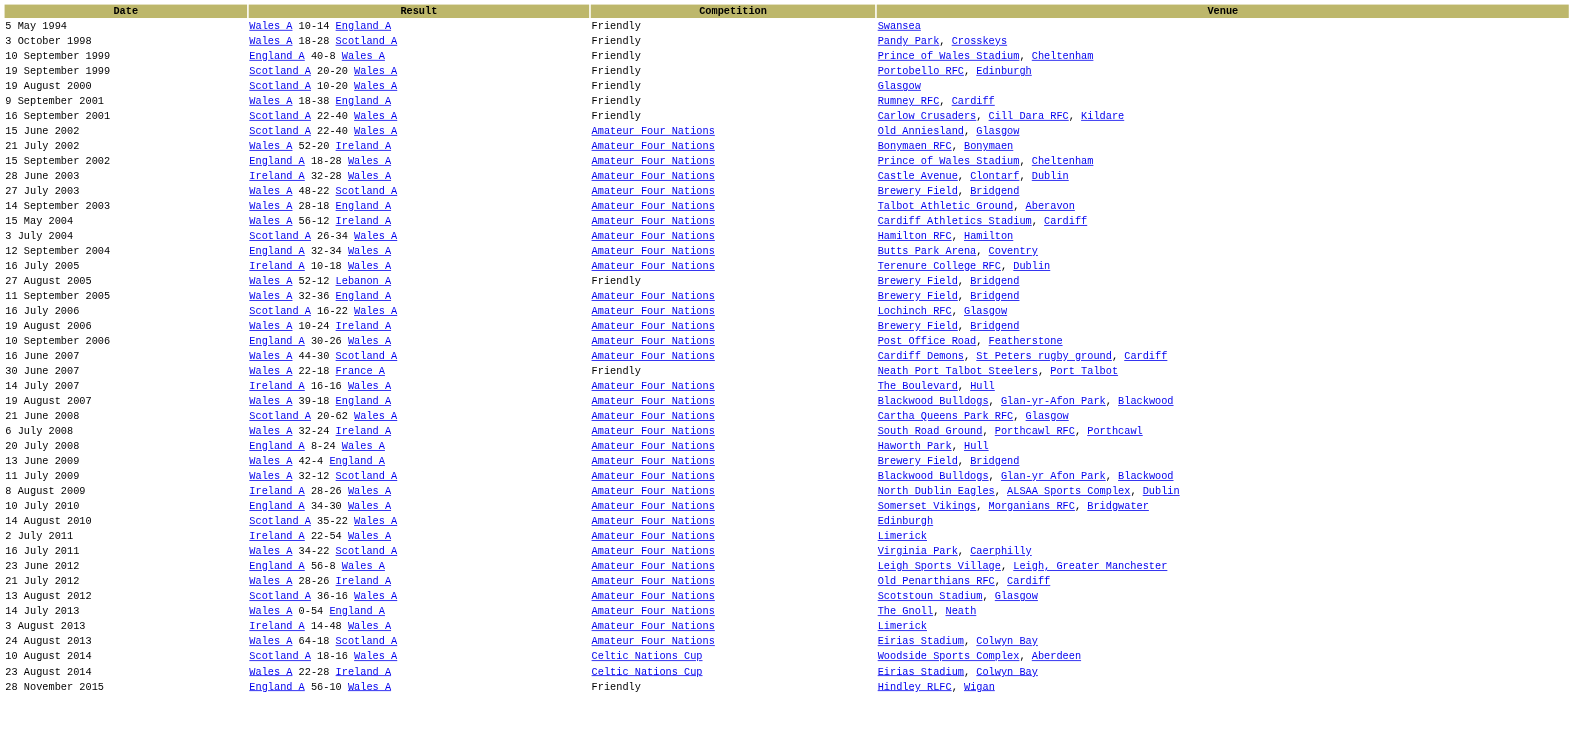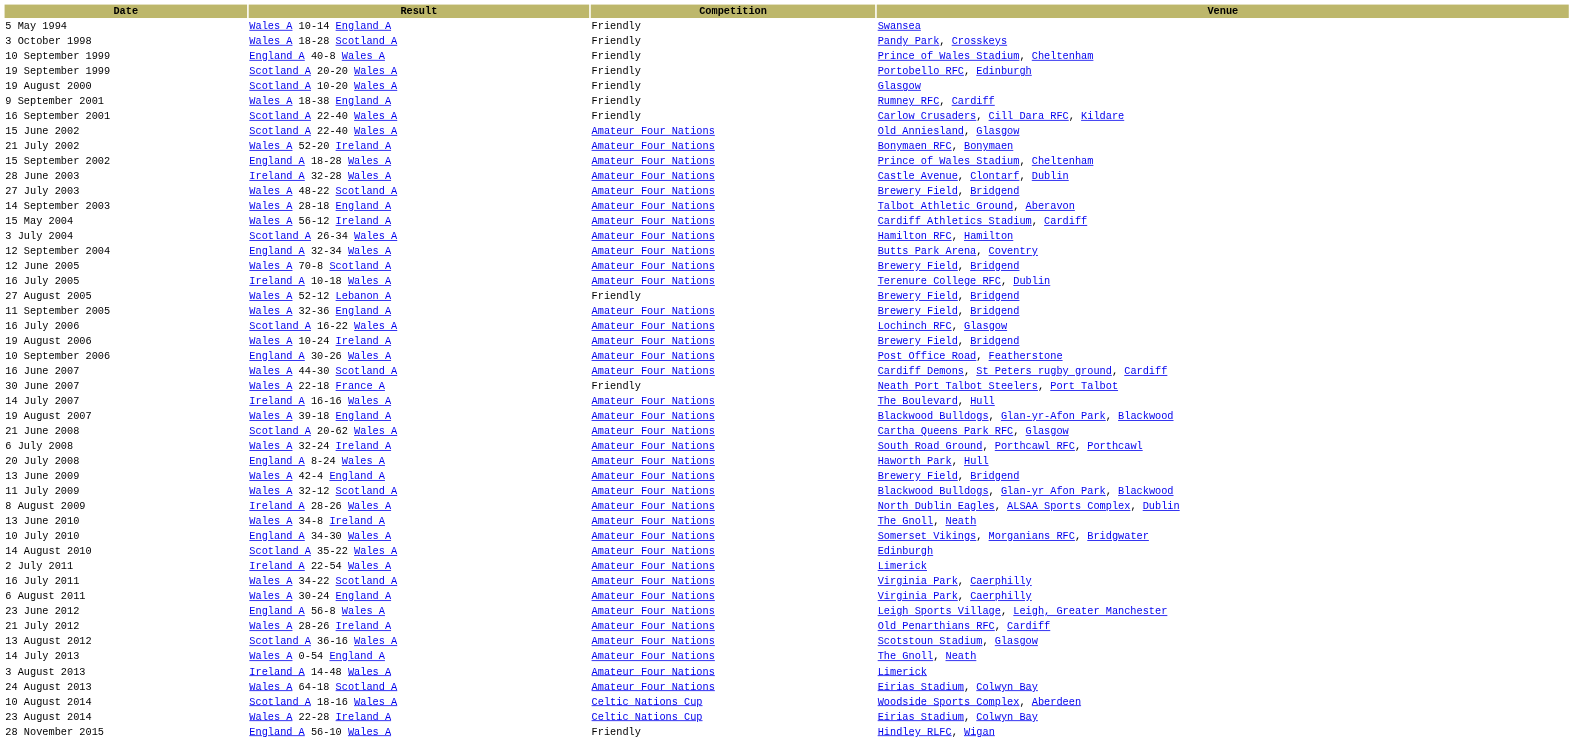+ row: (42, 266)
+ row: (42, 522)
+ row: (45, 597)
